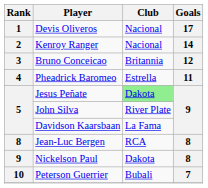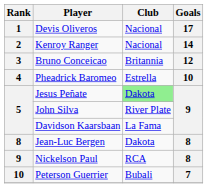(188, 77) 11 -> (188, 77) 10
(136, 142) RCA -> (140, 142) Dakota
(140, 158) Dakota -> (136, 158) RCA
